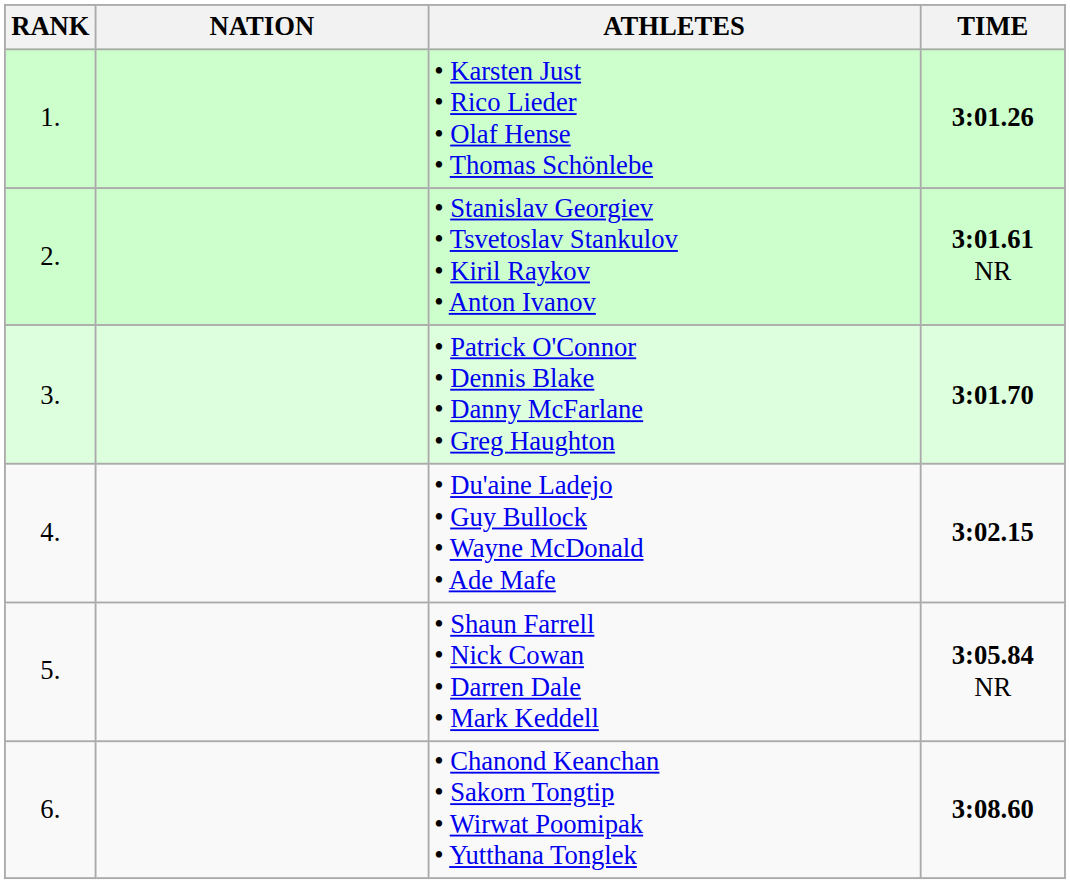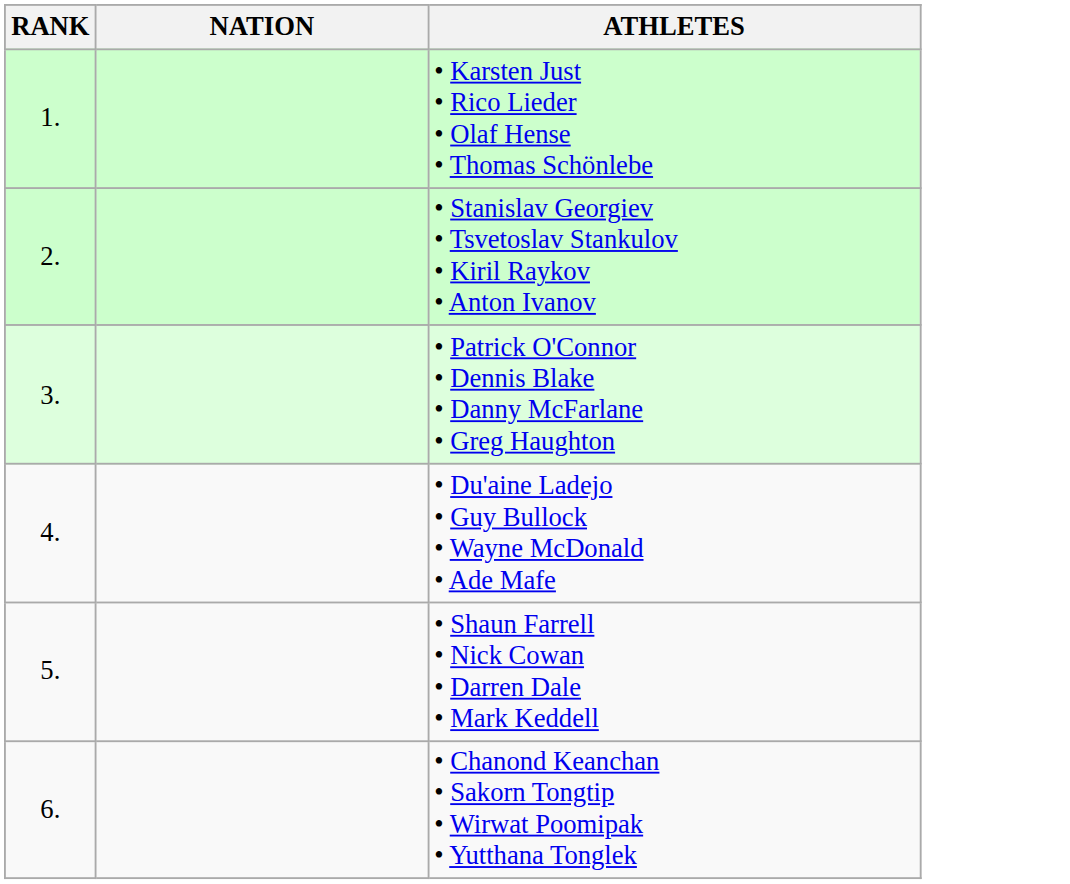- column: (993, 26)
